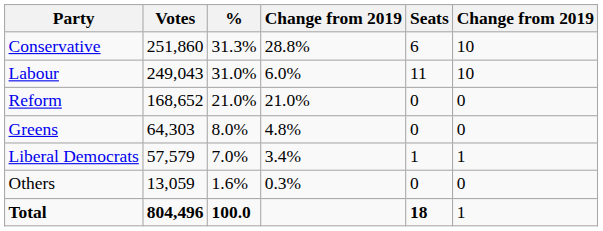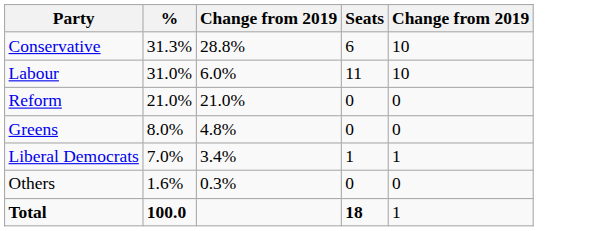- column: (175, 18)
